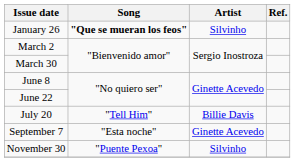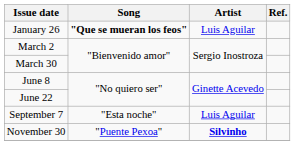(228, 30) Silvinho -> (228, 30) Luis Aguilar
- row: (36, 115)
(228, 132) Ginette Acevedo -> (228, 115) Luis Aguilar
(228, 149) normal -> (228, 132) bold
